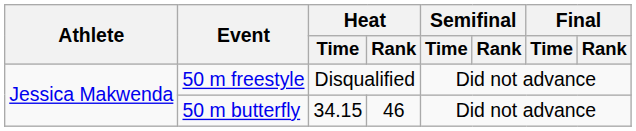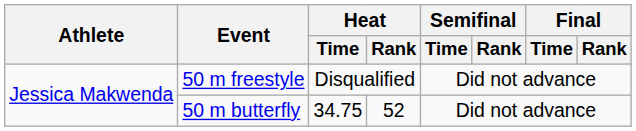(338, 111) 34.15 -> (338, 111) 34.75
(394, 111) 46 -> (394, 111) 52
